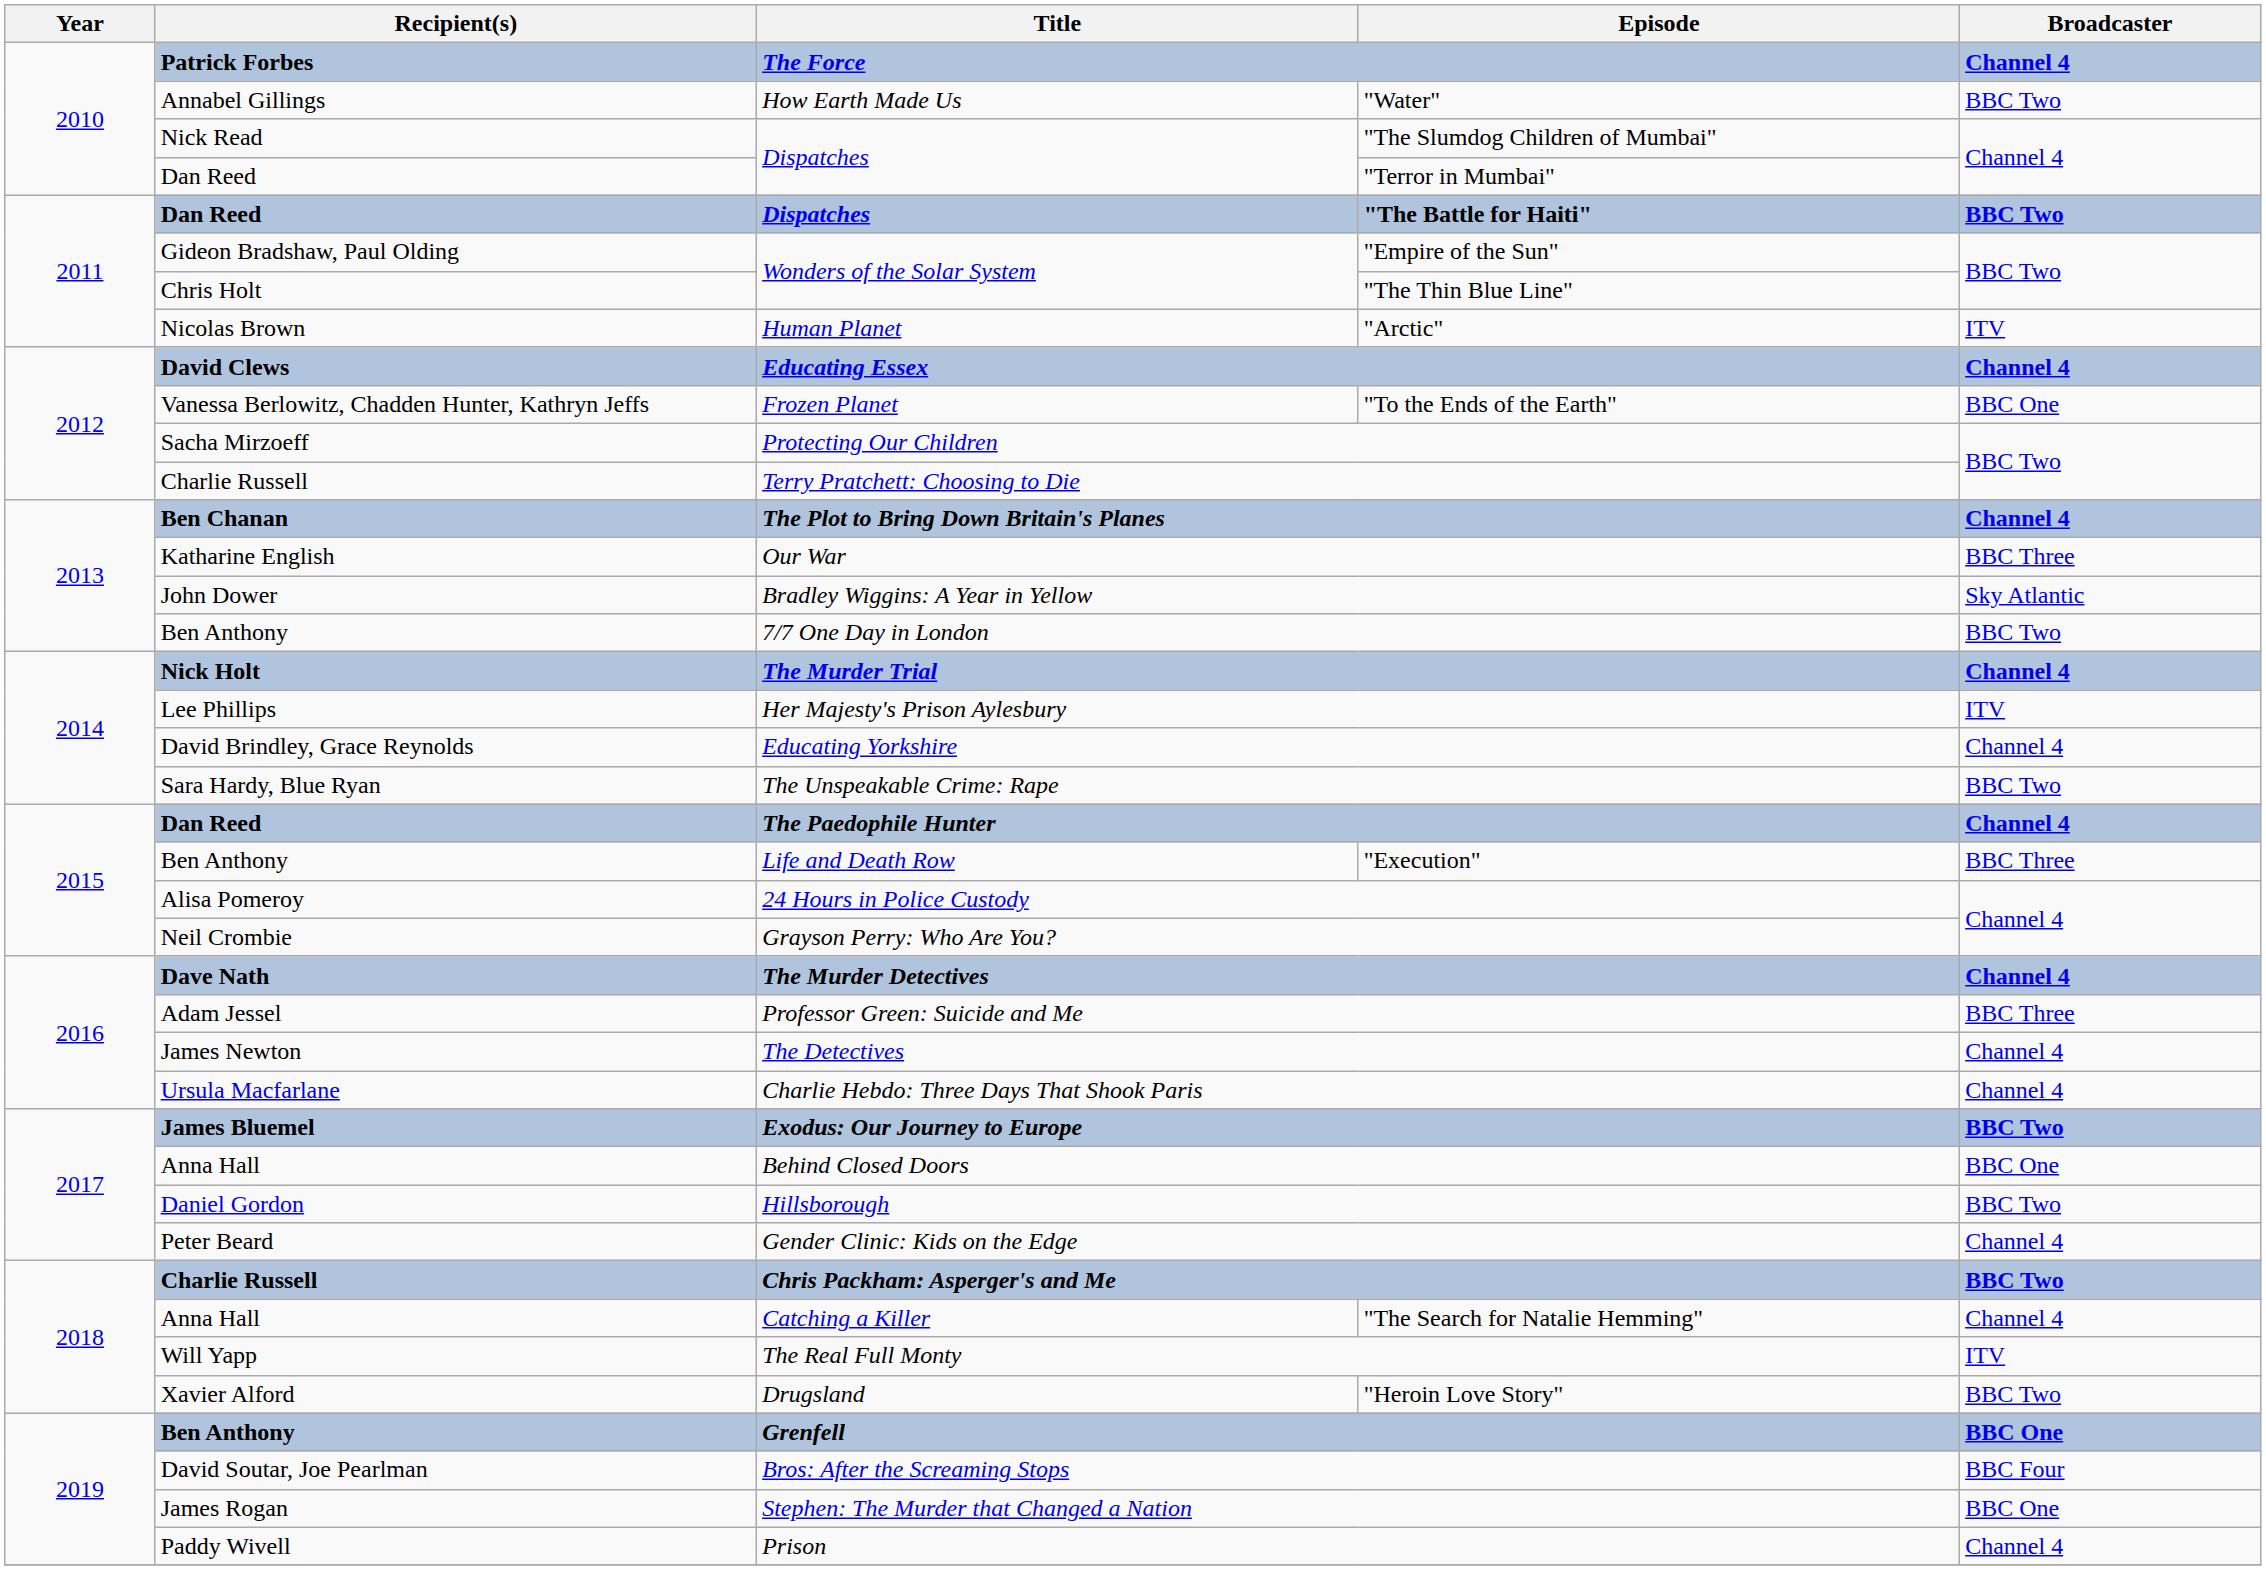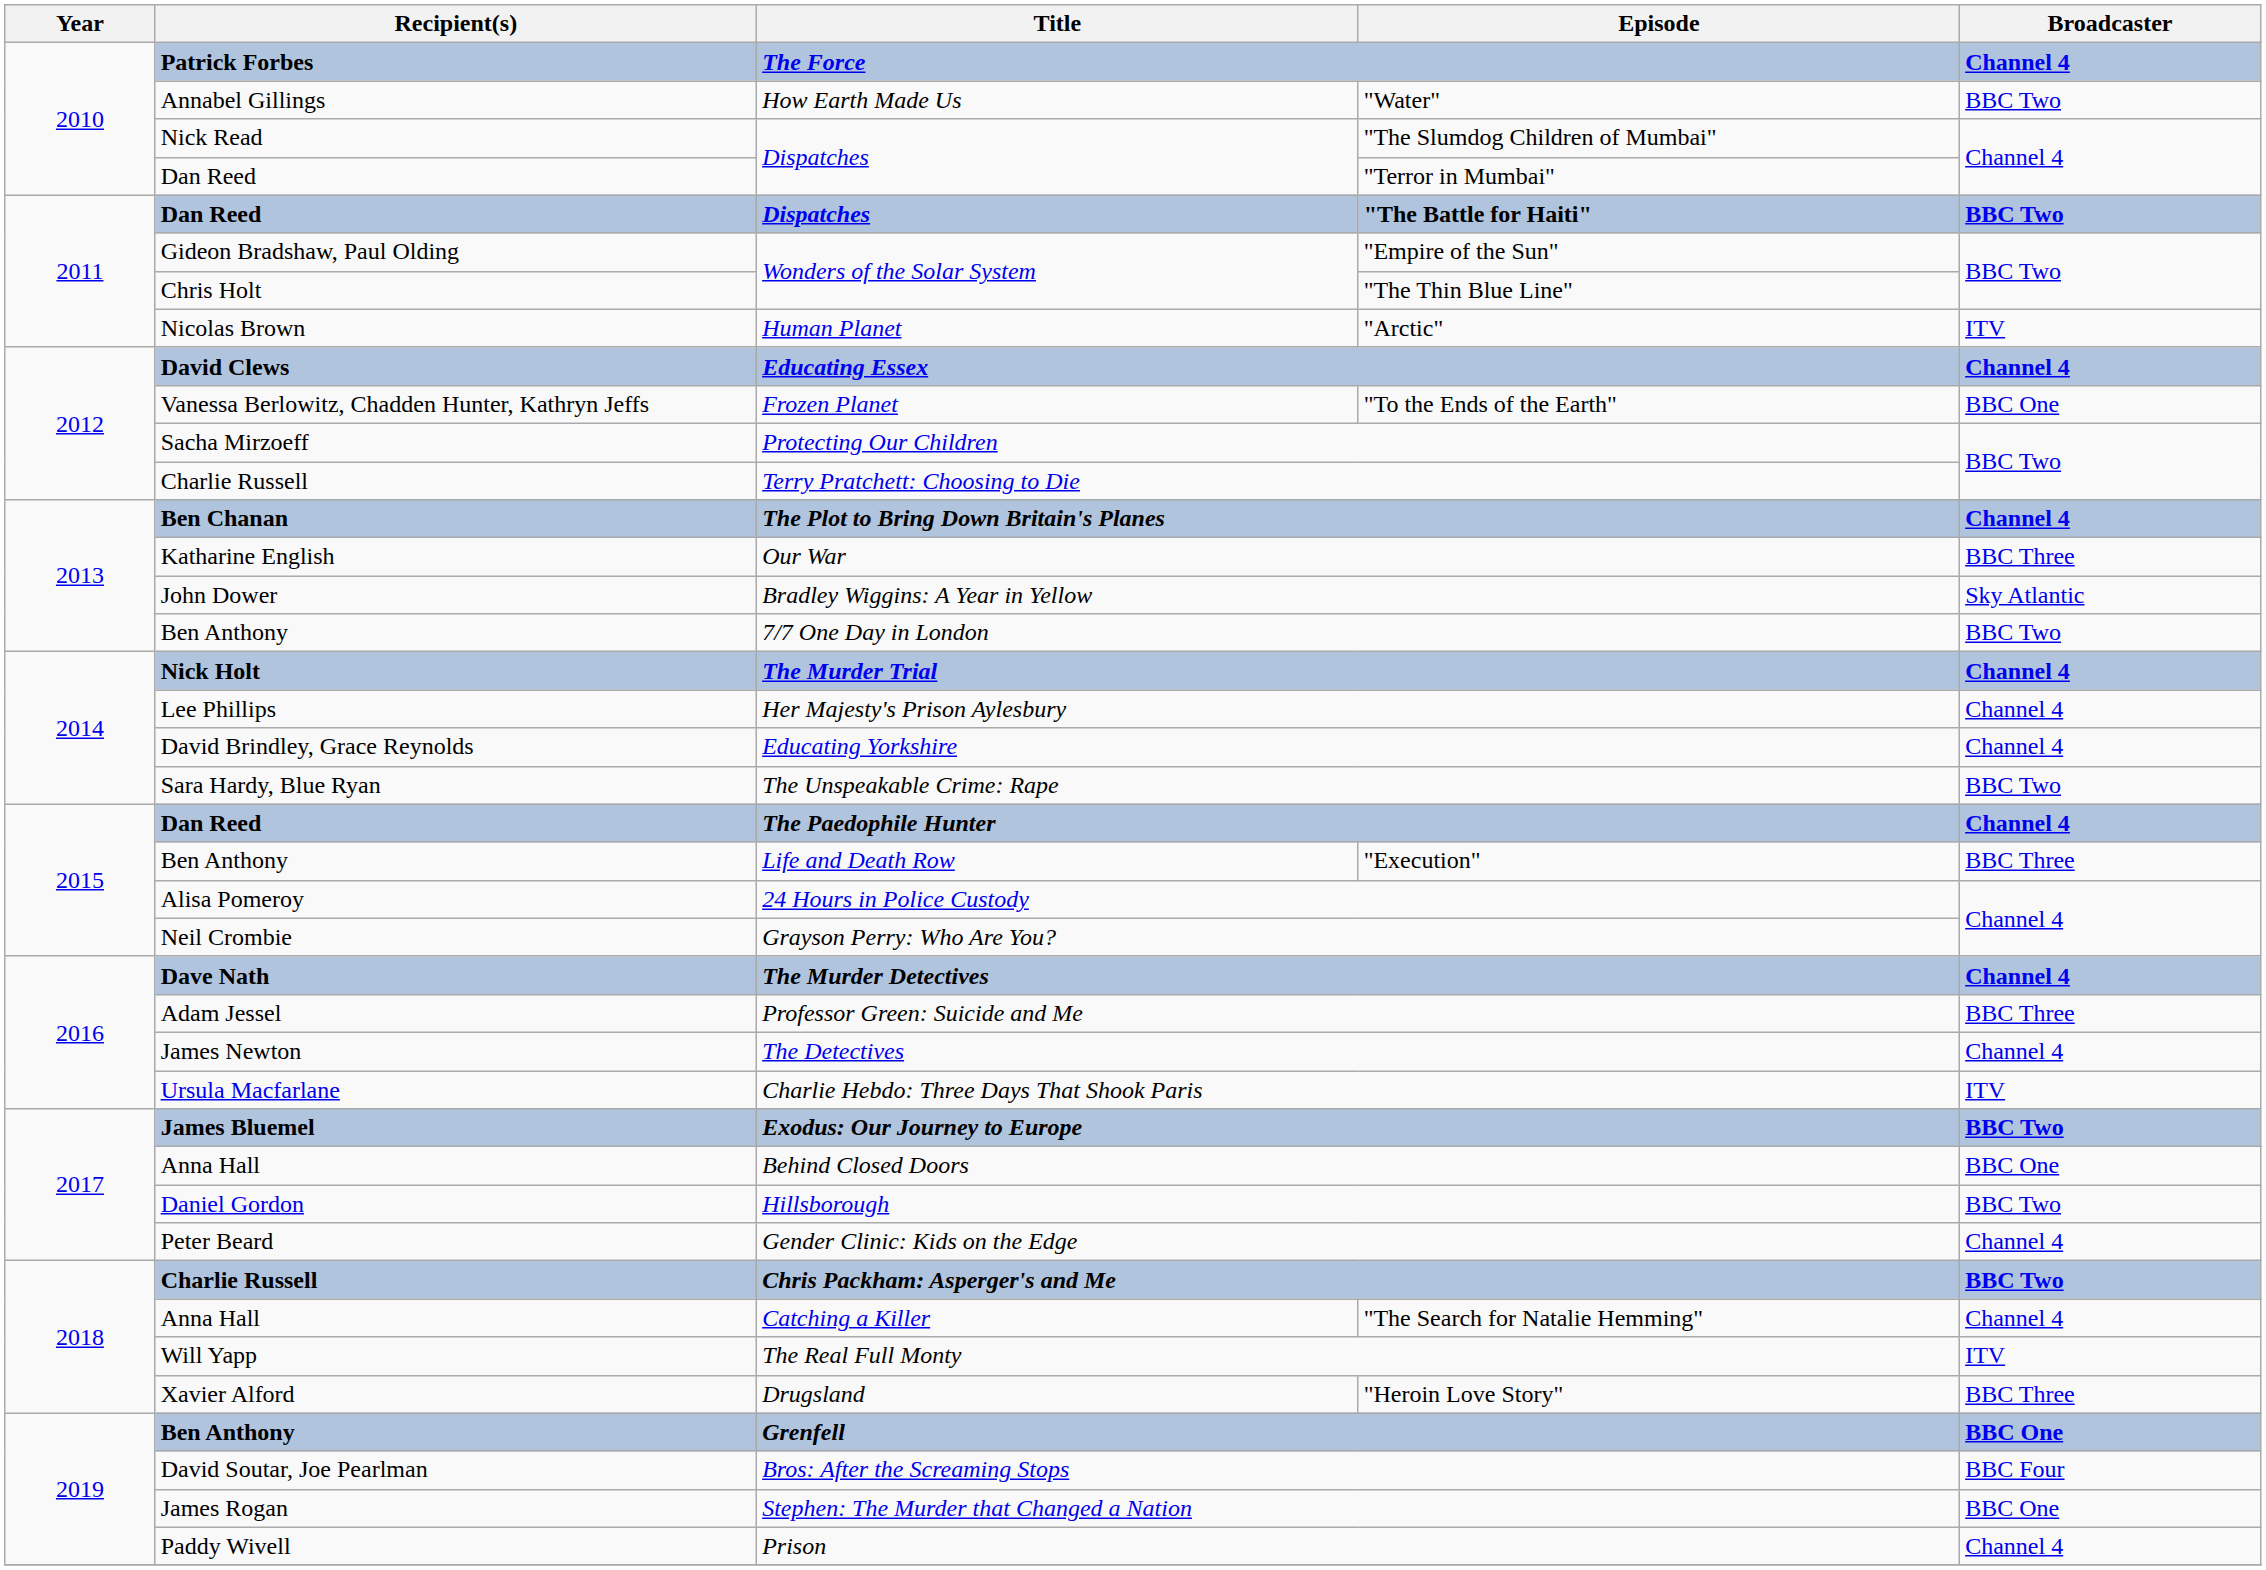(1985, 708) ITV -> (2014, 708) Channel 4
(2014, 1089) Channel 4 -> (1985, 1089) ITV
(2013, 1393) BBC Two -> (2020, 1393) BBC Three
